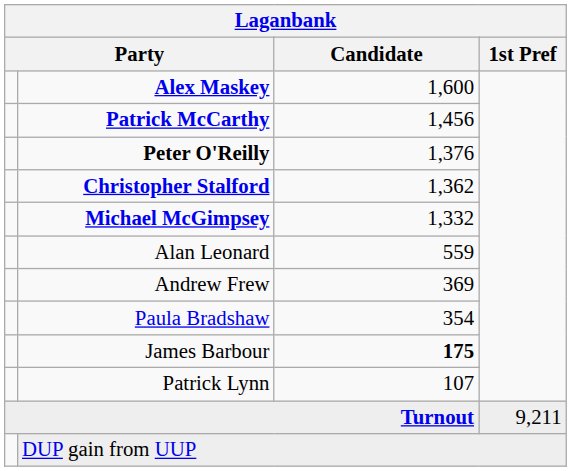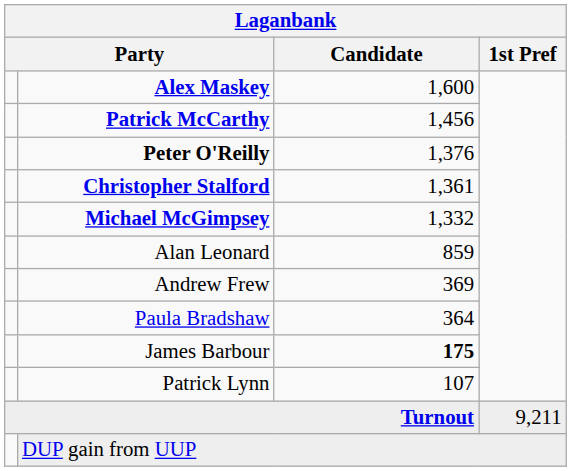(451, 185) 1,362 -> (451, 185) 1,361
(458, 251) 559 -> (458, 251) 859
(458, 317) 354 -> (458, 317) 364
